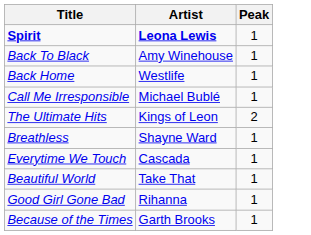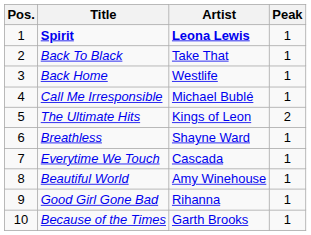+ column: (21, 14)
(186, 55) Amy Winehouse -> (200, 55) Take That
(167, 179) Take That -> (219, 179) Amy Winehouse
